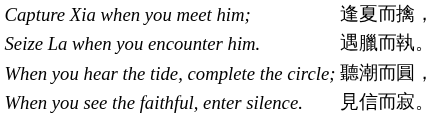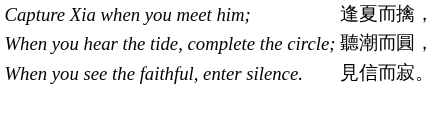- row: (132, 43)
